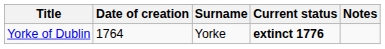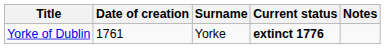(110, 33) 1764 -> (110, 33) 1761
